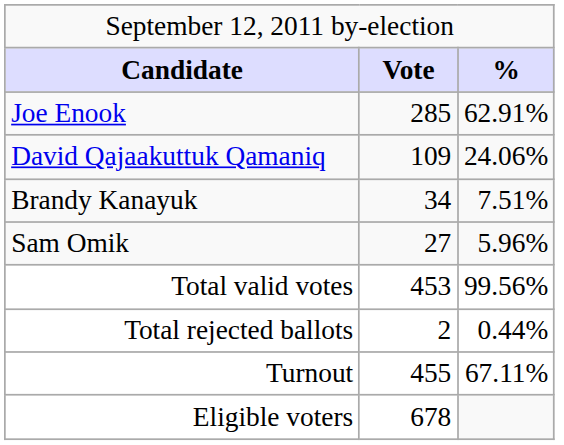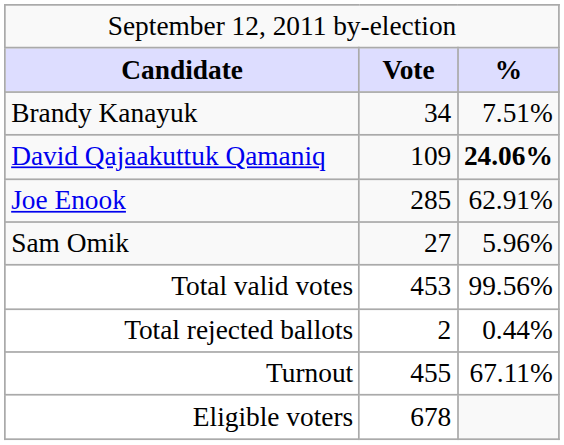rows swapped: (69, 112) <-> (104, 199)
(506, 156) normal -> (508, 156) bold
